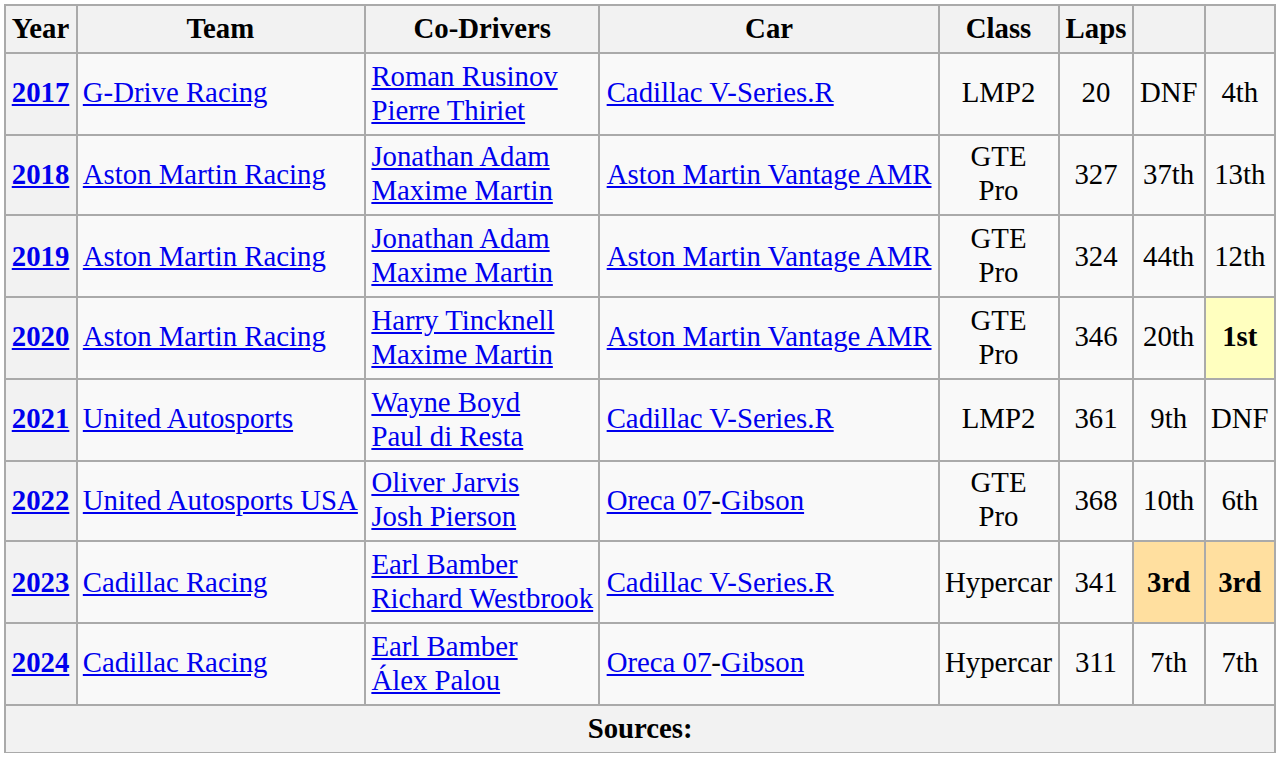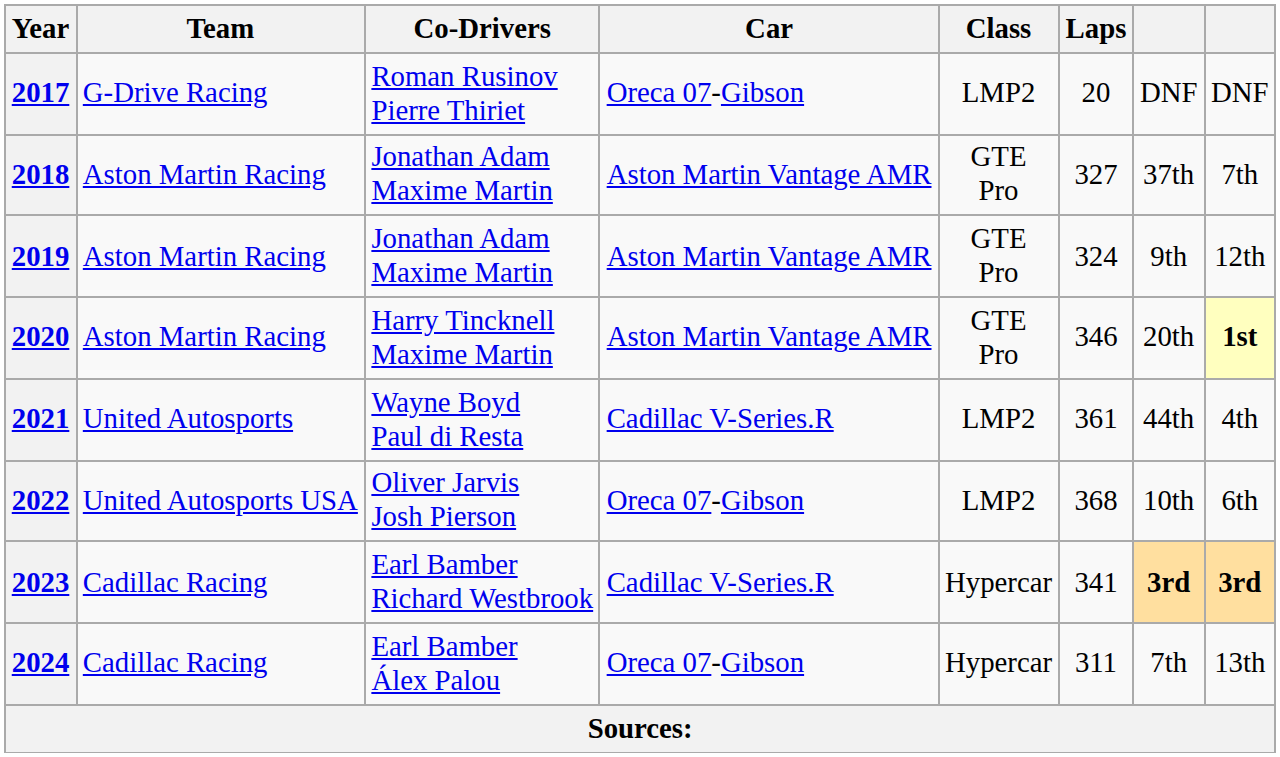(720, 93) Cadillac V-Series.R -> (705, 93) Oreca 07-Gibson
(1240, 93) 4th -> (1240, 93) DNF
(1240, 174) 13th -> (1240, 174) 7th
(1169, 256) 44th -> (1169, 256) 9th
(1169, 419) 9th -> (1169, 419) 44th
(1240, 419) DNF -> (1240, 419) 4th
(999, 500) GTE Pro -> (999, 500) LMP2
(1240, 663) 7th -> (1240, 663) 13th
